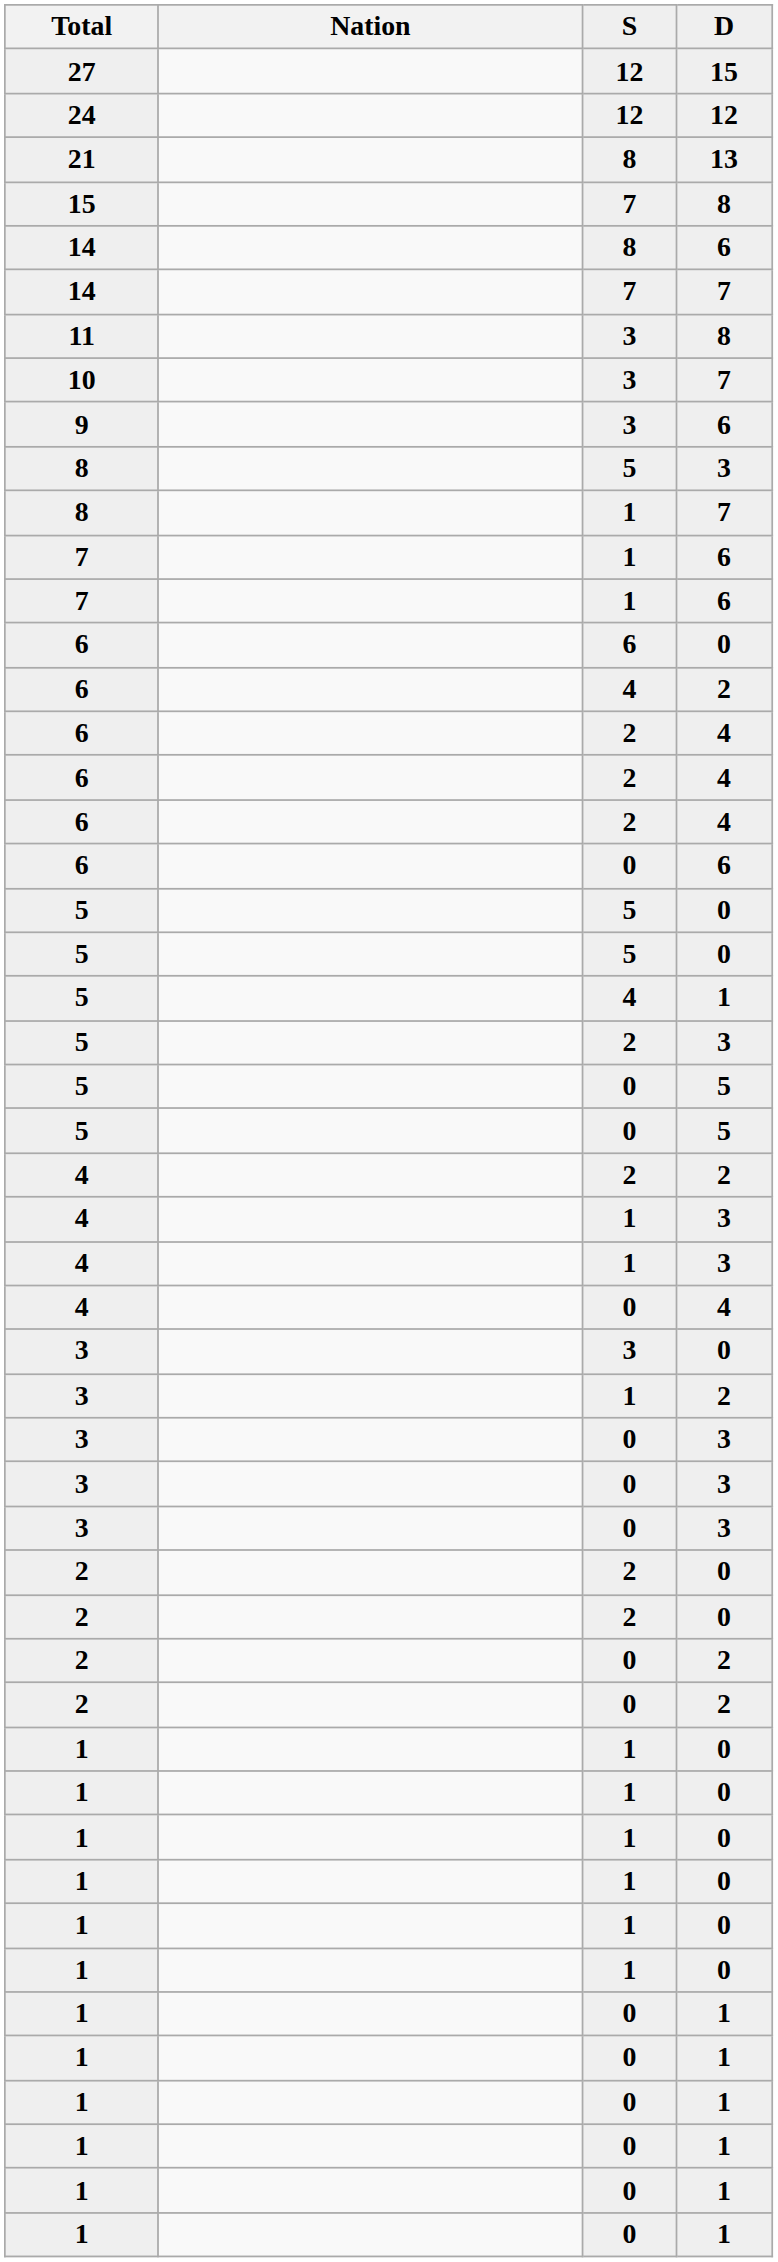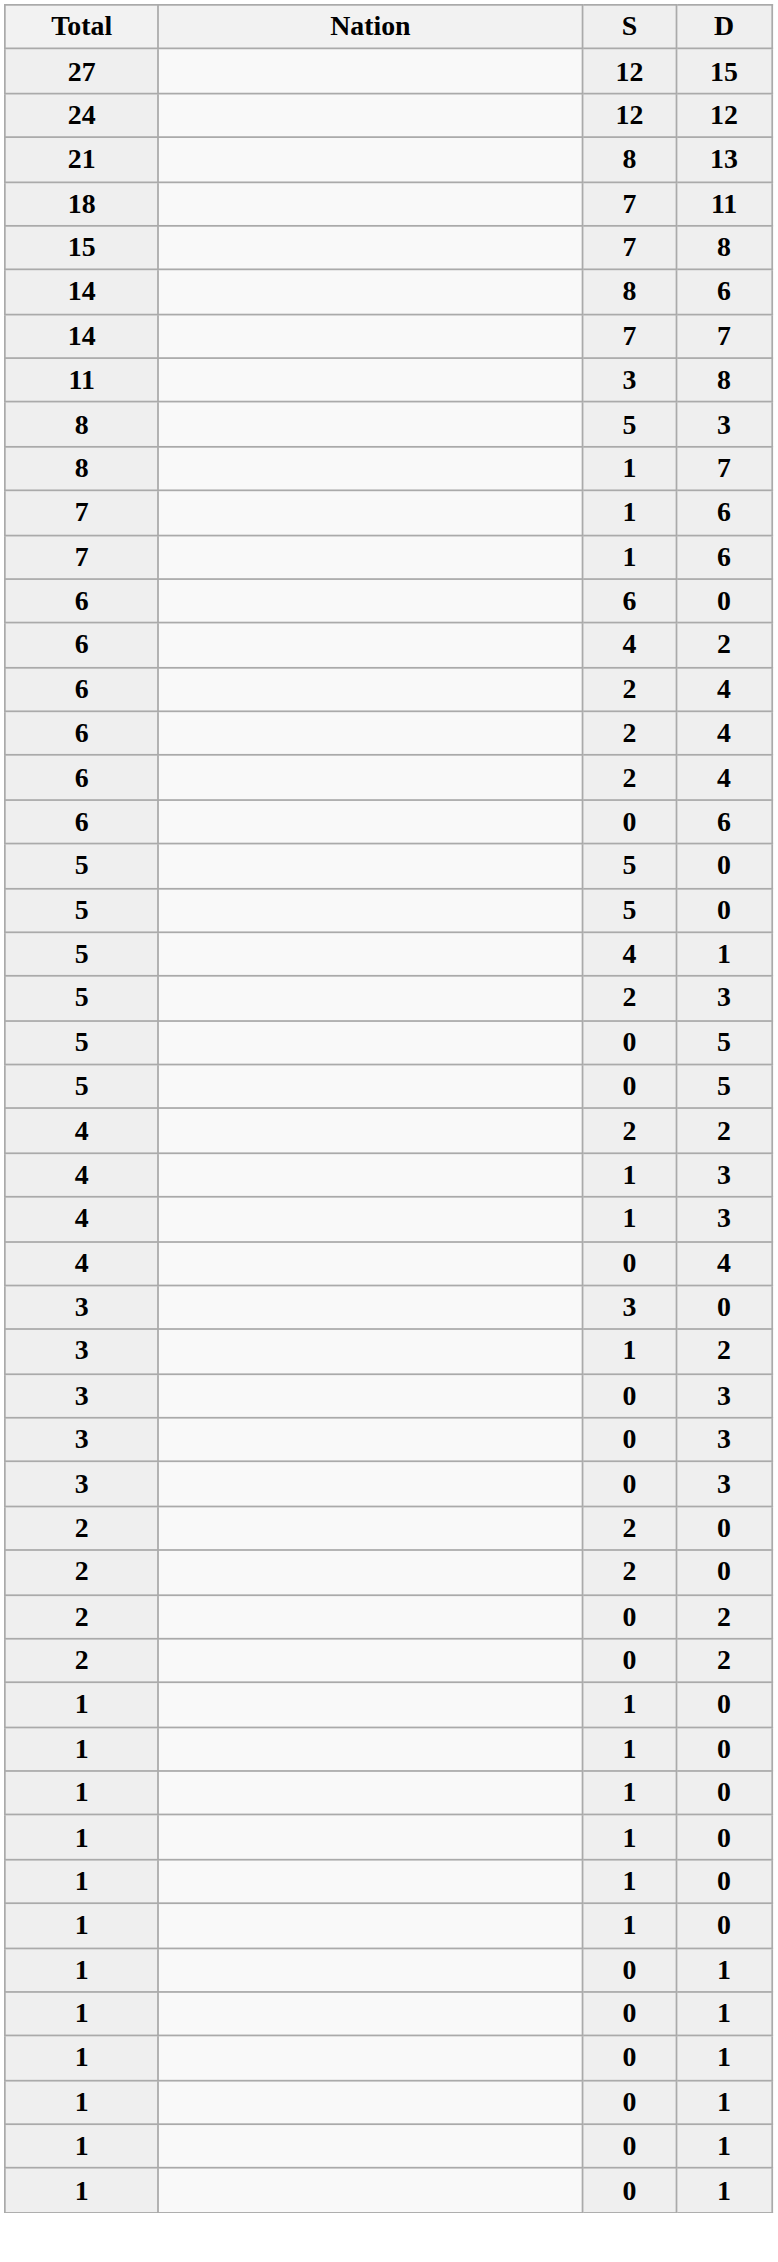+ row: (82, 203)
- row: (82, 379)
- row: (82, 423)
